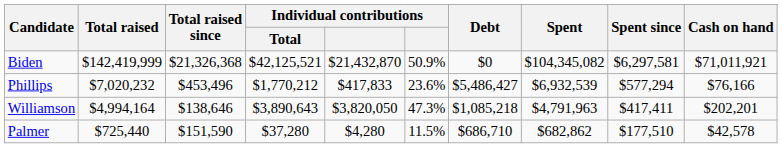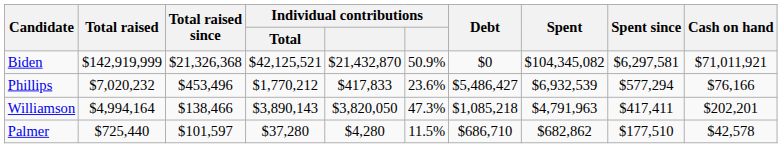(122, 62) $142,419,999 -> (122, 62) $142,919,999
(205, 108) $138,646 -> (205, 108) $138,466
(285, 108) $3,890,643 -> (285, 108) $3,890,143
(205, 131) $151,590 -> (205, 131) $101,597
